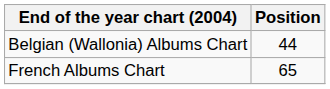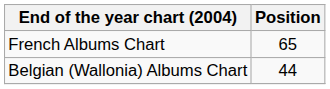rows swapped: (128, 44) <-> (87, 70)
